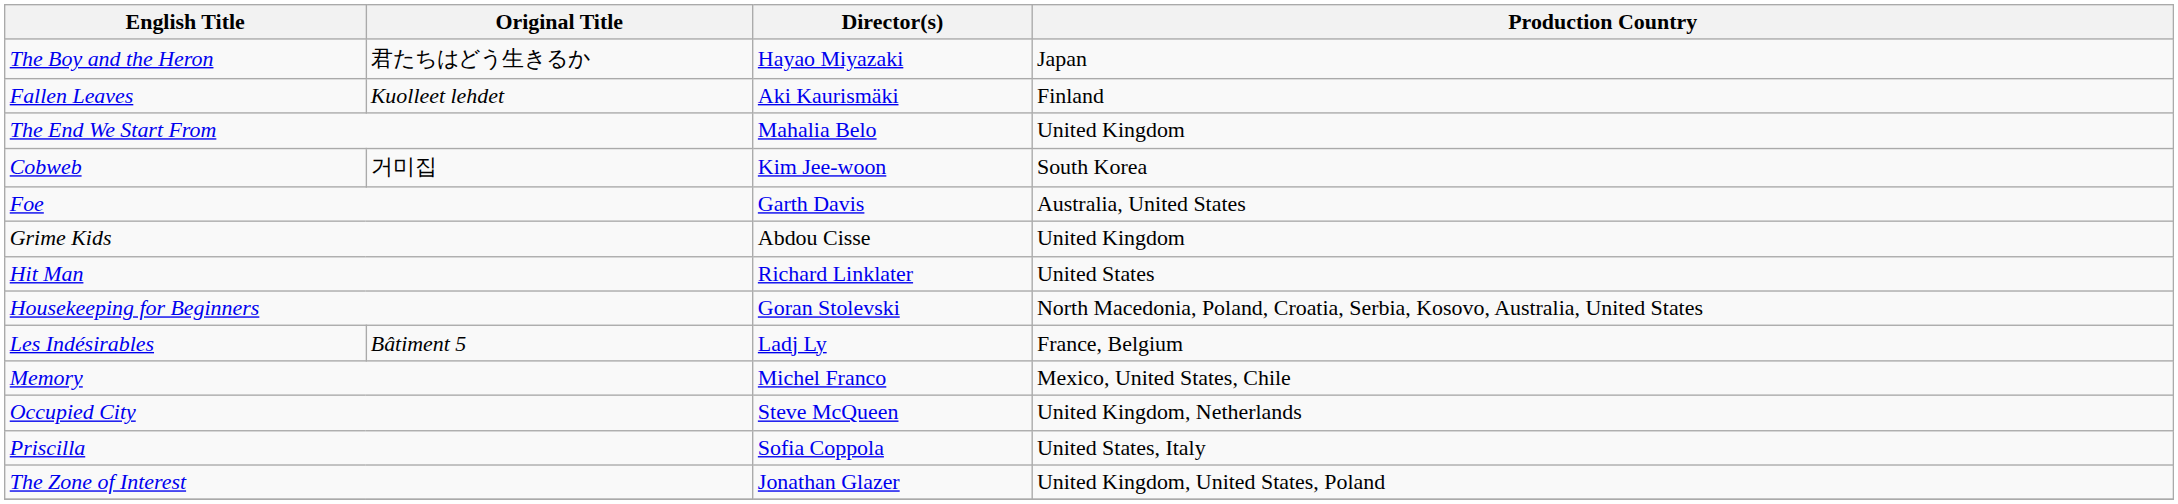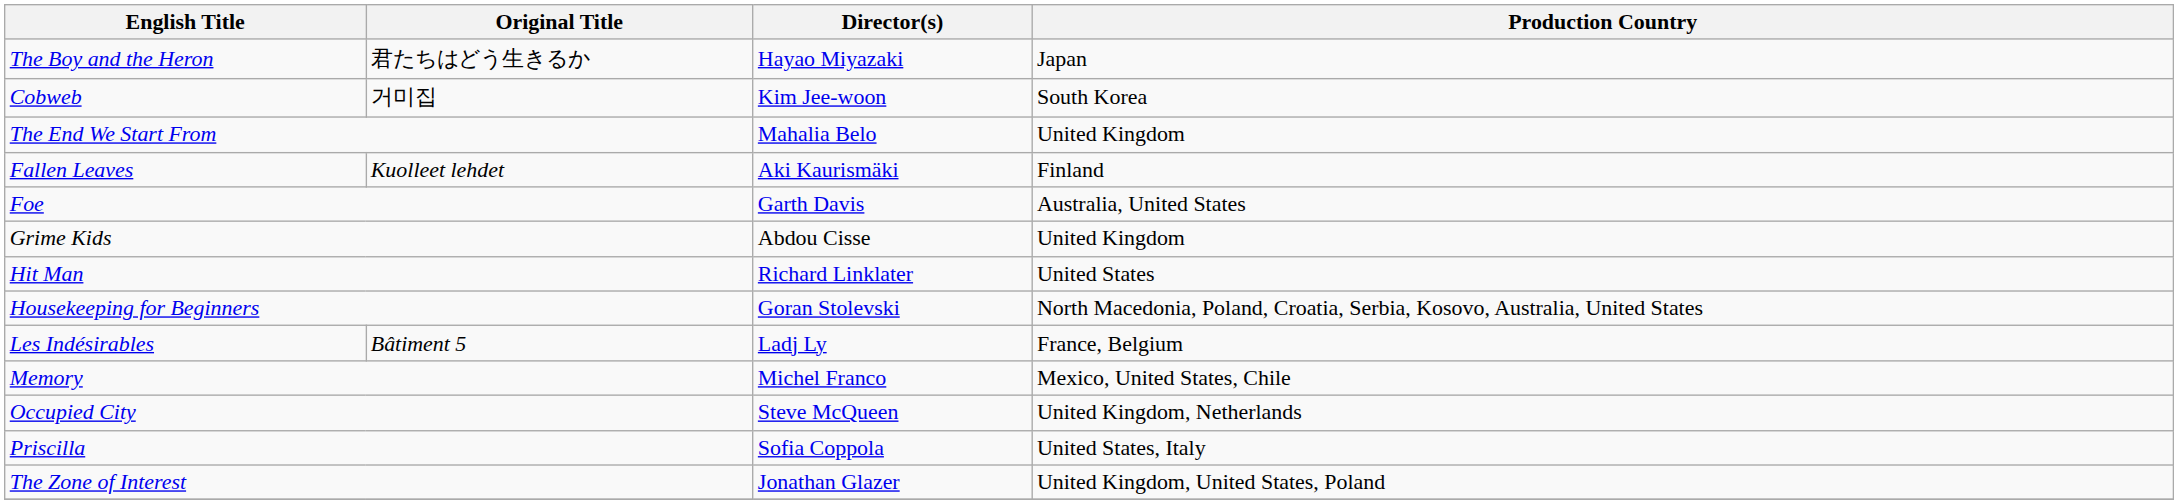rows swapped: (46, 167) <-> (72, 95)
